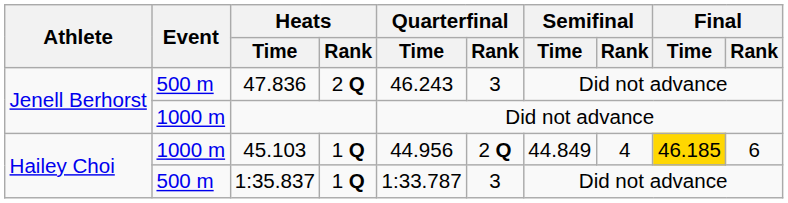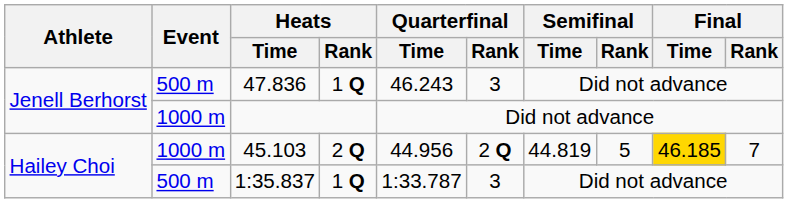(348, 85) 2 Q -> (348, 85) 1 Q
(348, 150) 1 Q -> (348, 150) 2 Q
(560, 150) 44.849 -> (560, 150) 44.819
(625, 150) 4 -> (625, 150) 5
(754, 150) 6 -> (754, 150) 7
